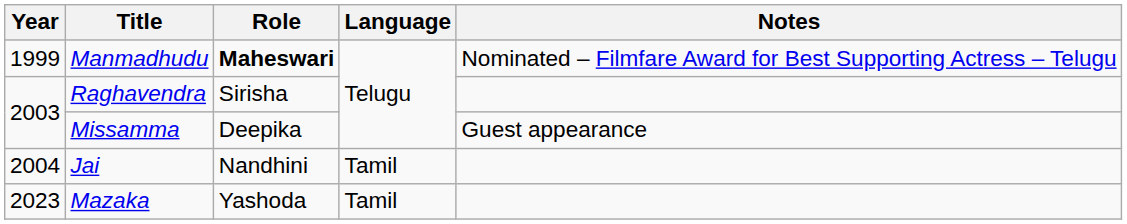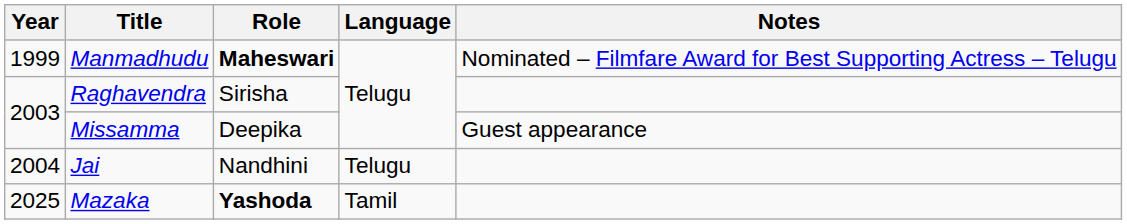(371, 165) Tamil -> (378, 165) Telugu
(35, 201) 2023 -> (35, 201) 2025
(263, 201) normal -> (265, 201) bold
